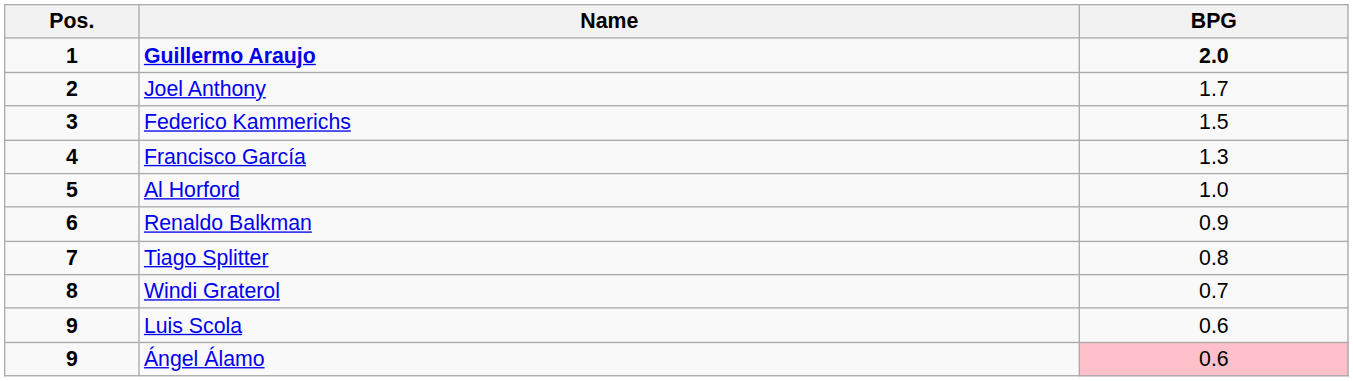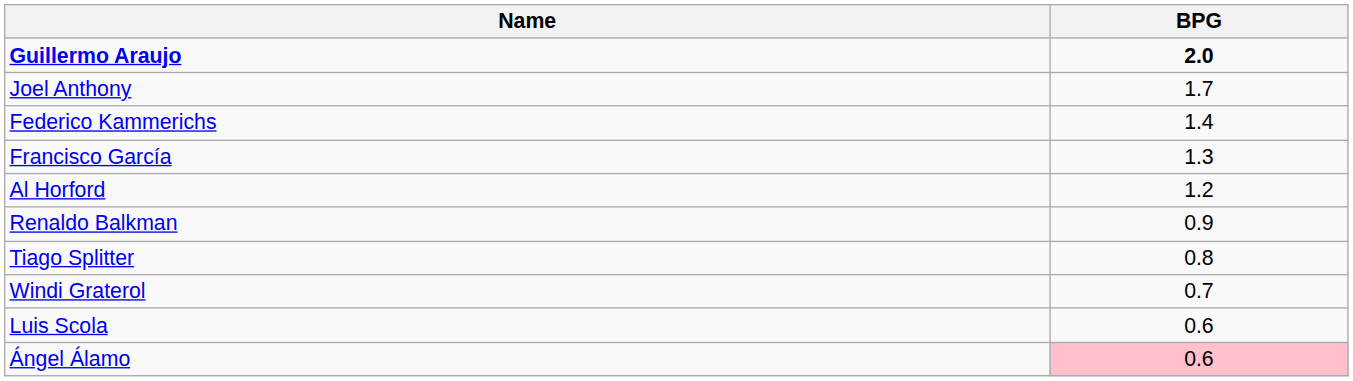- column: (72, 21)
(1214, 122) 1.5 -> (1199, 122) 1.4
(1214, 190) 1.0 -> (1199, 190) 1.2
